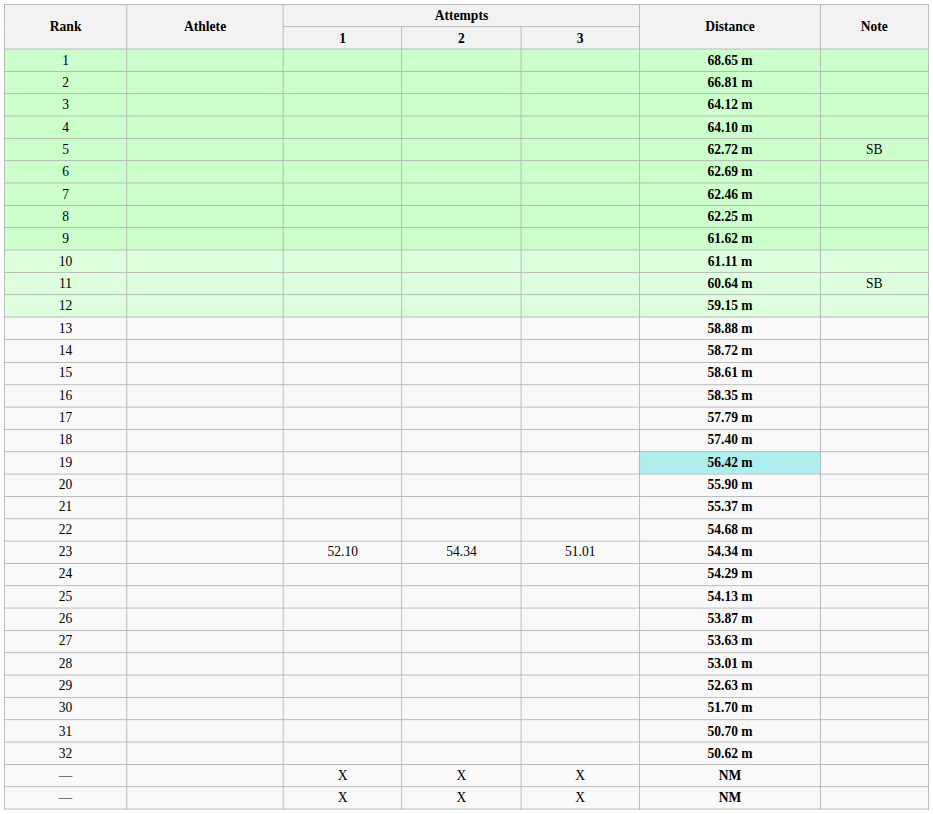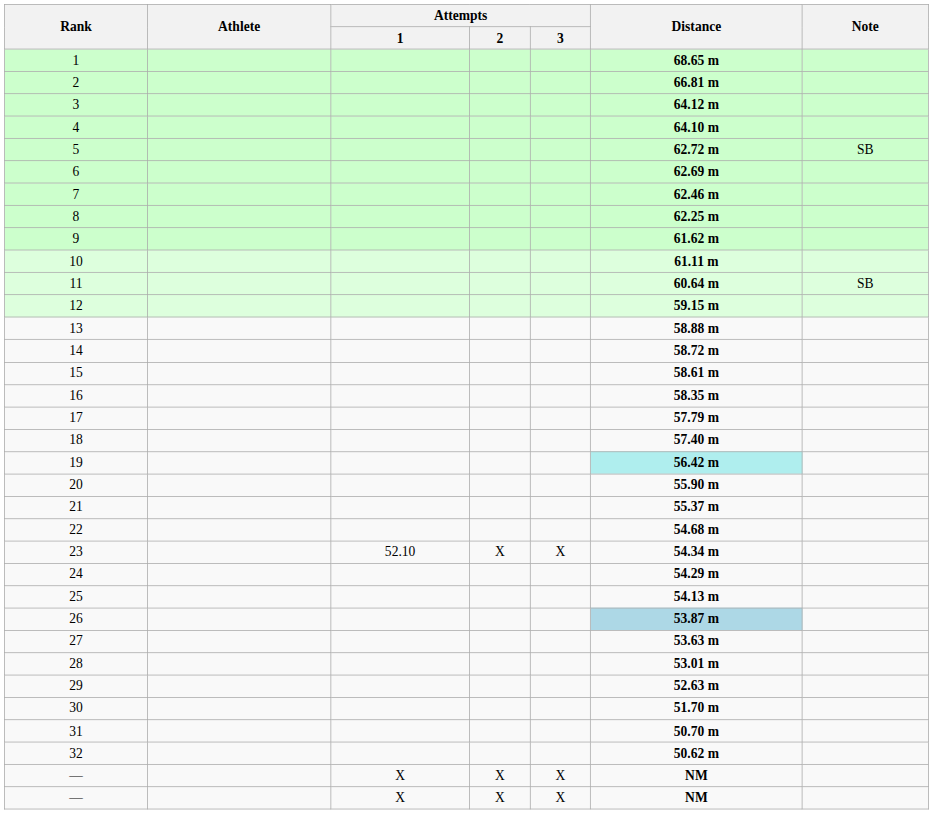(461, 551) 54.34 -> (500, 551) X
(580, 551) 51.01 -> (560, 551) X
(730, 618) no background -> (696, 618) lightblue background
